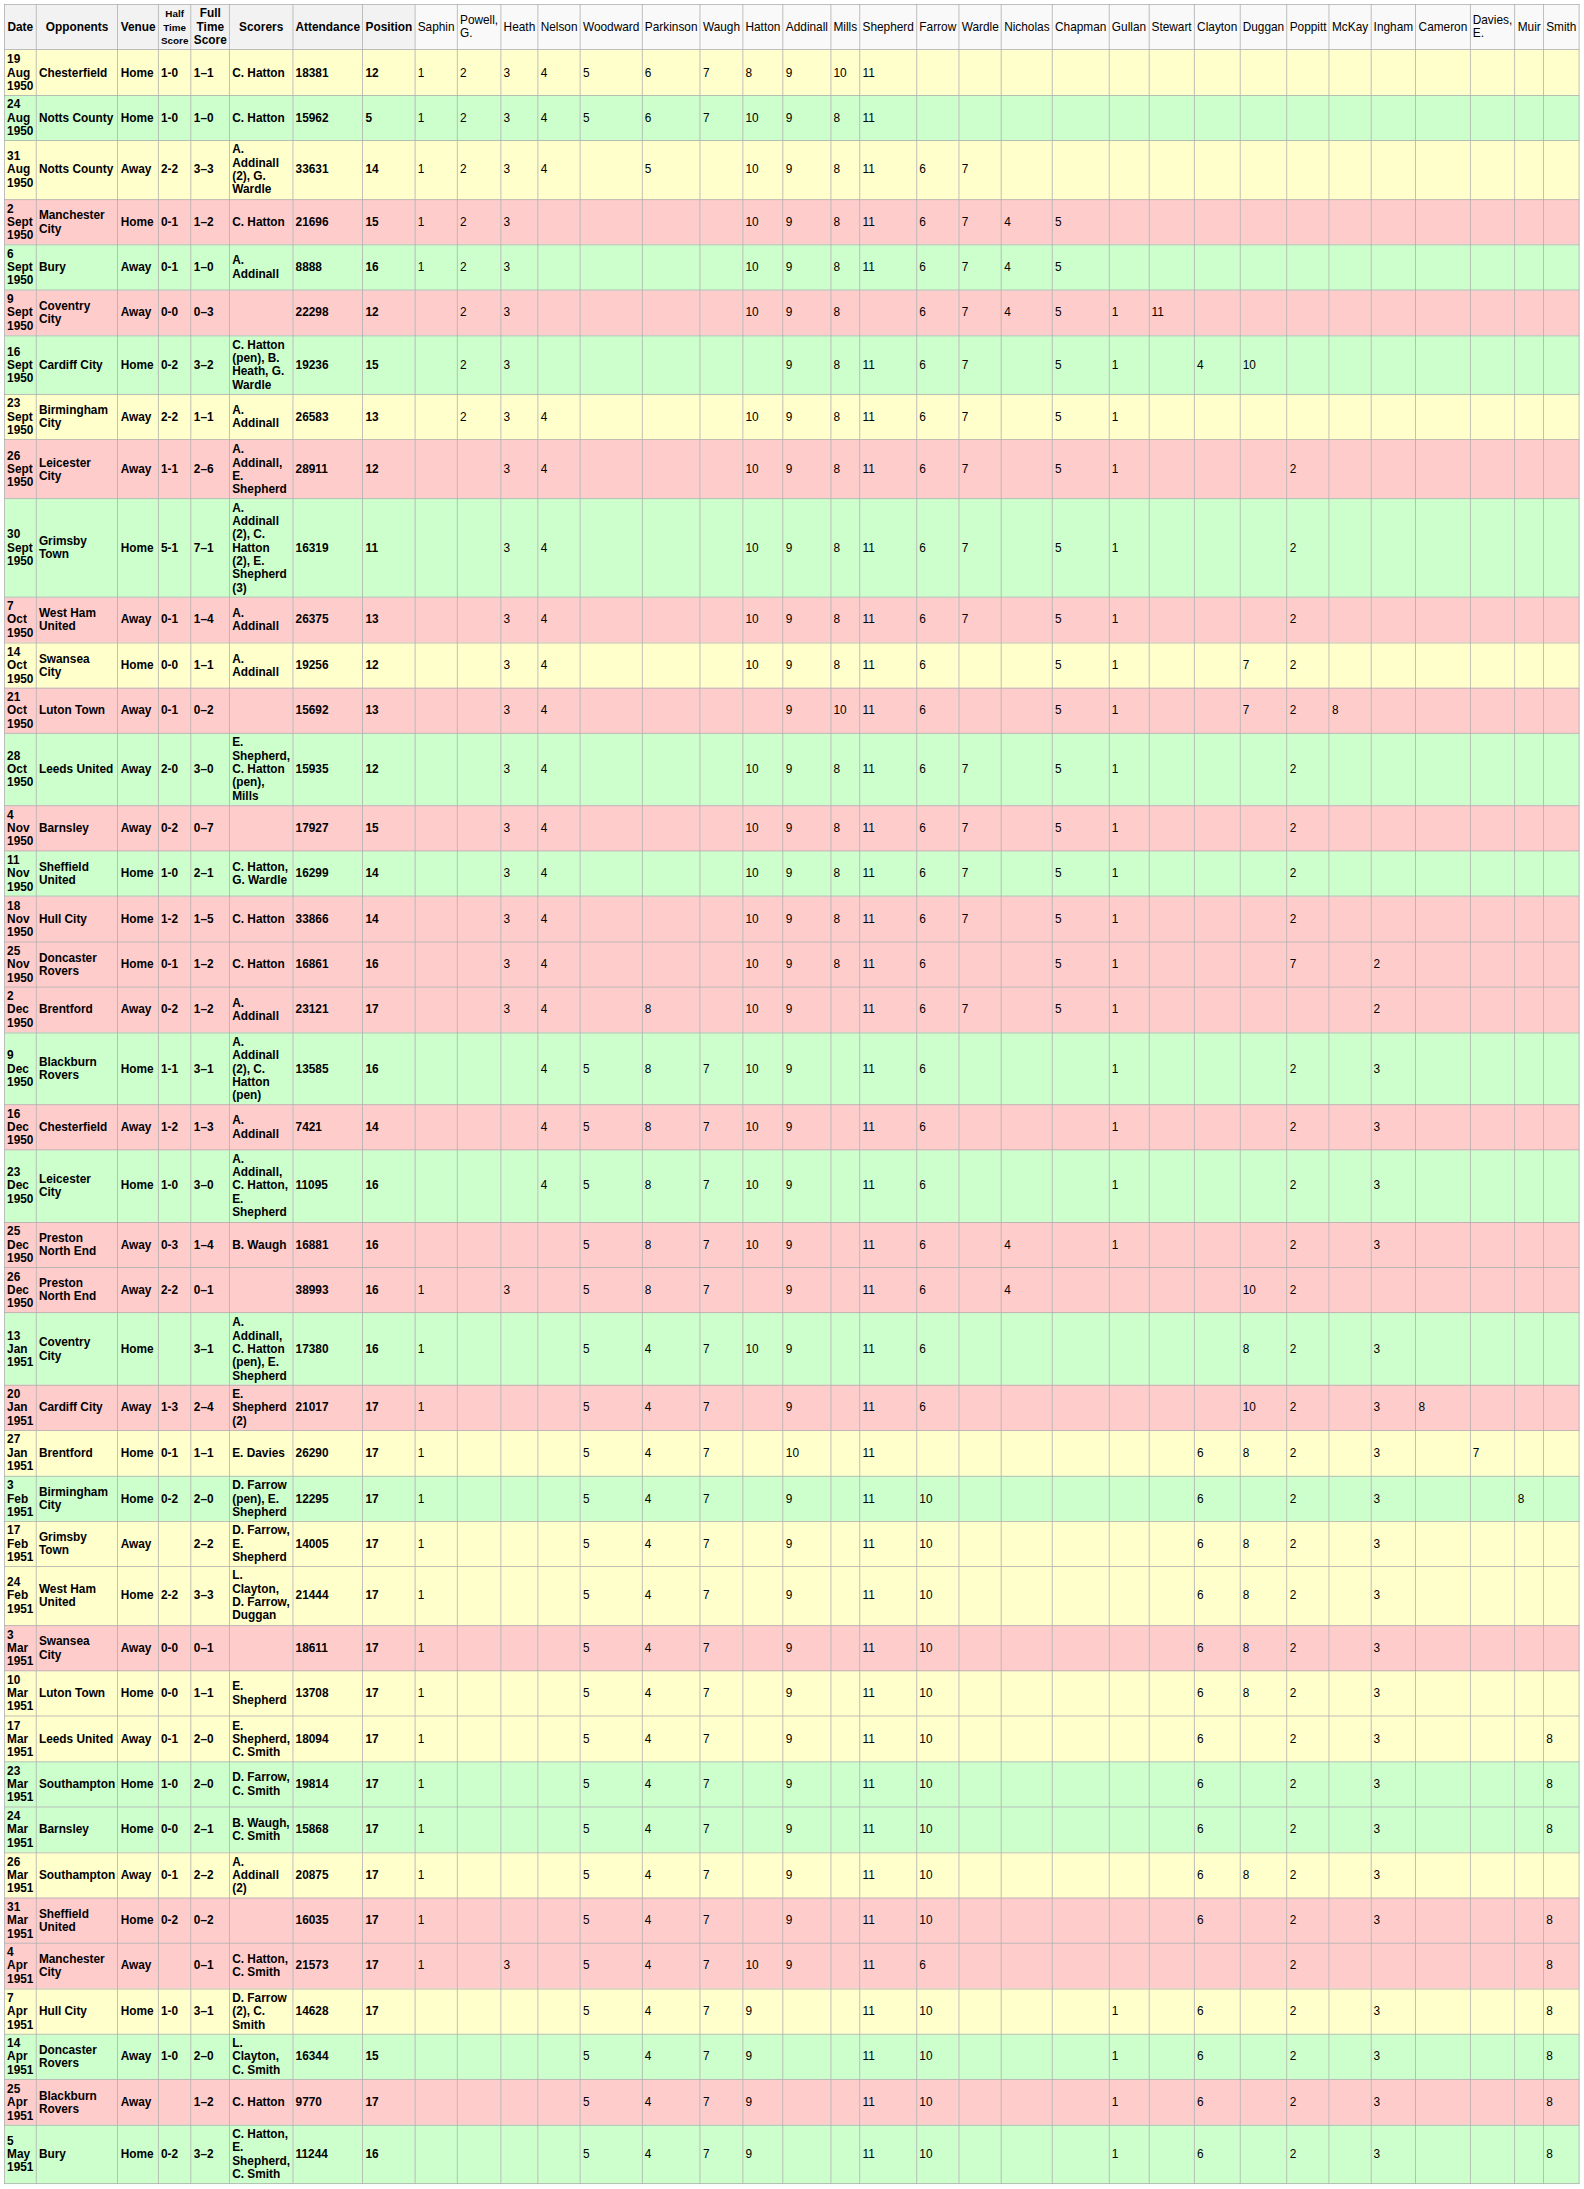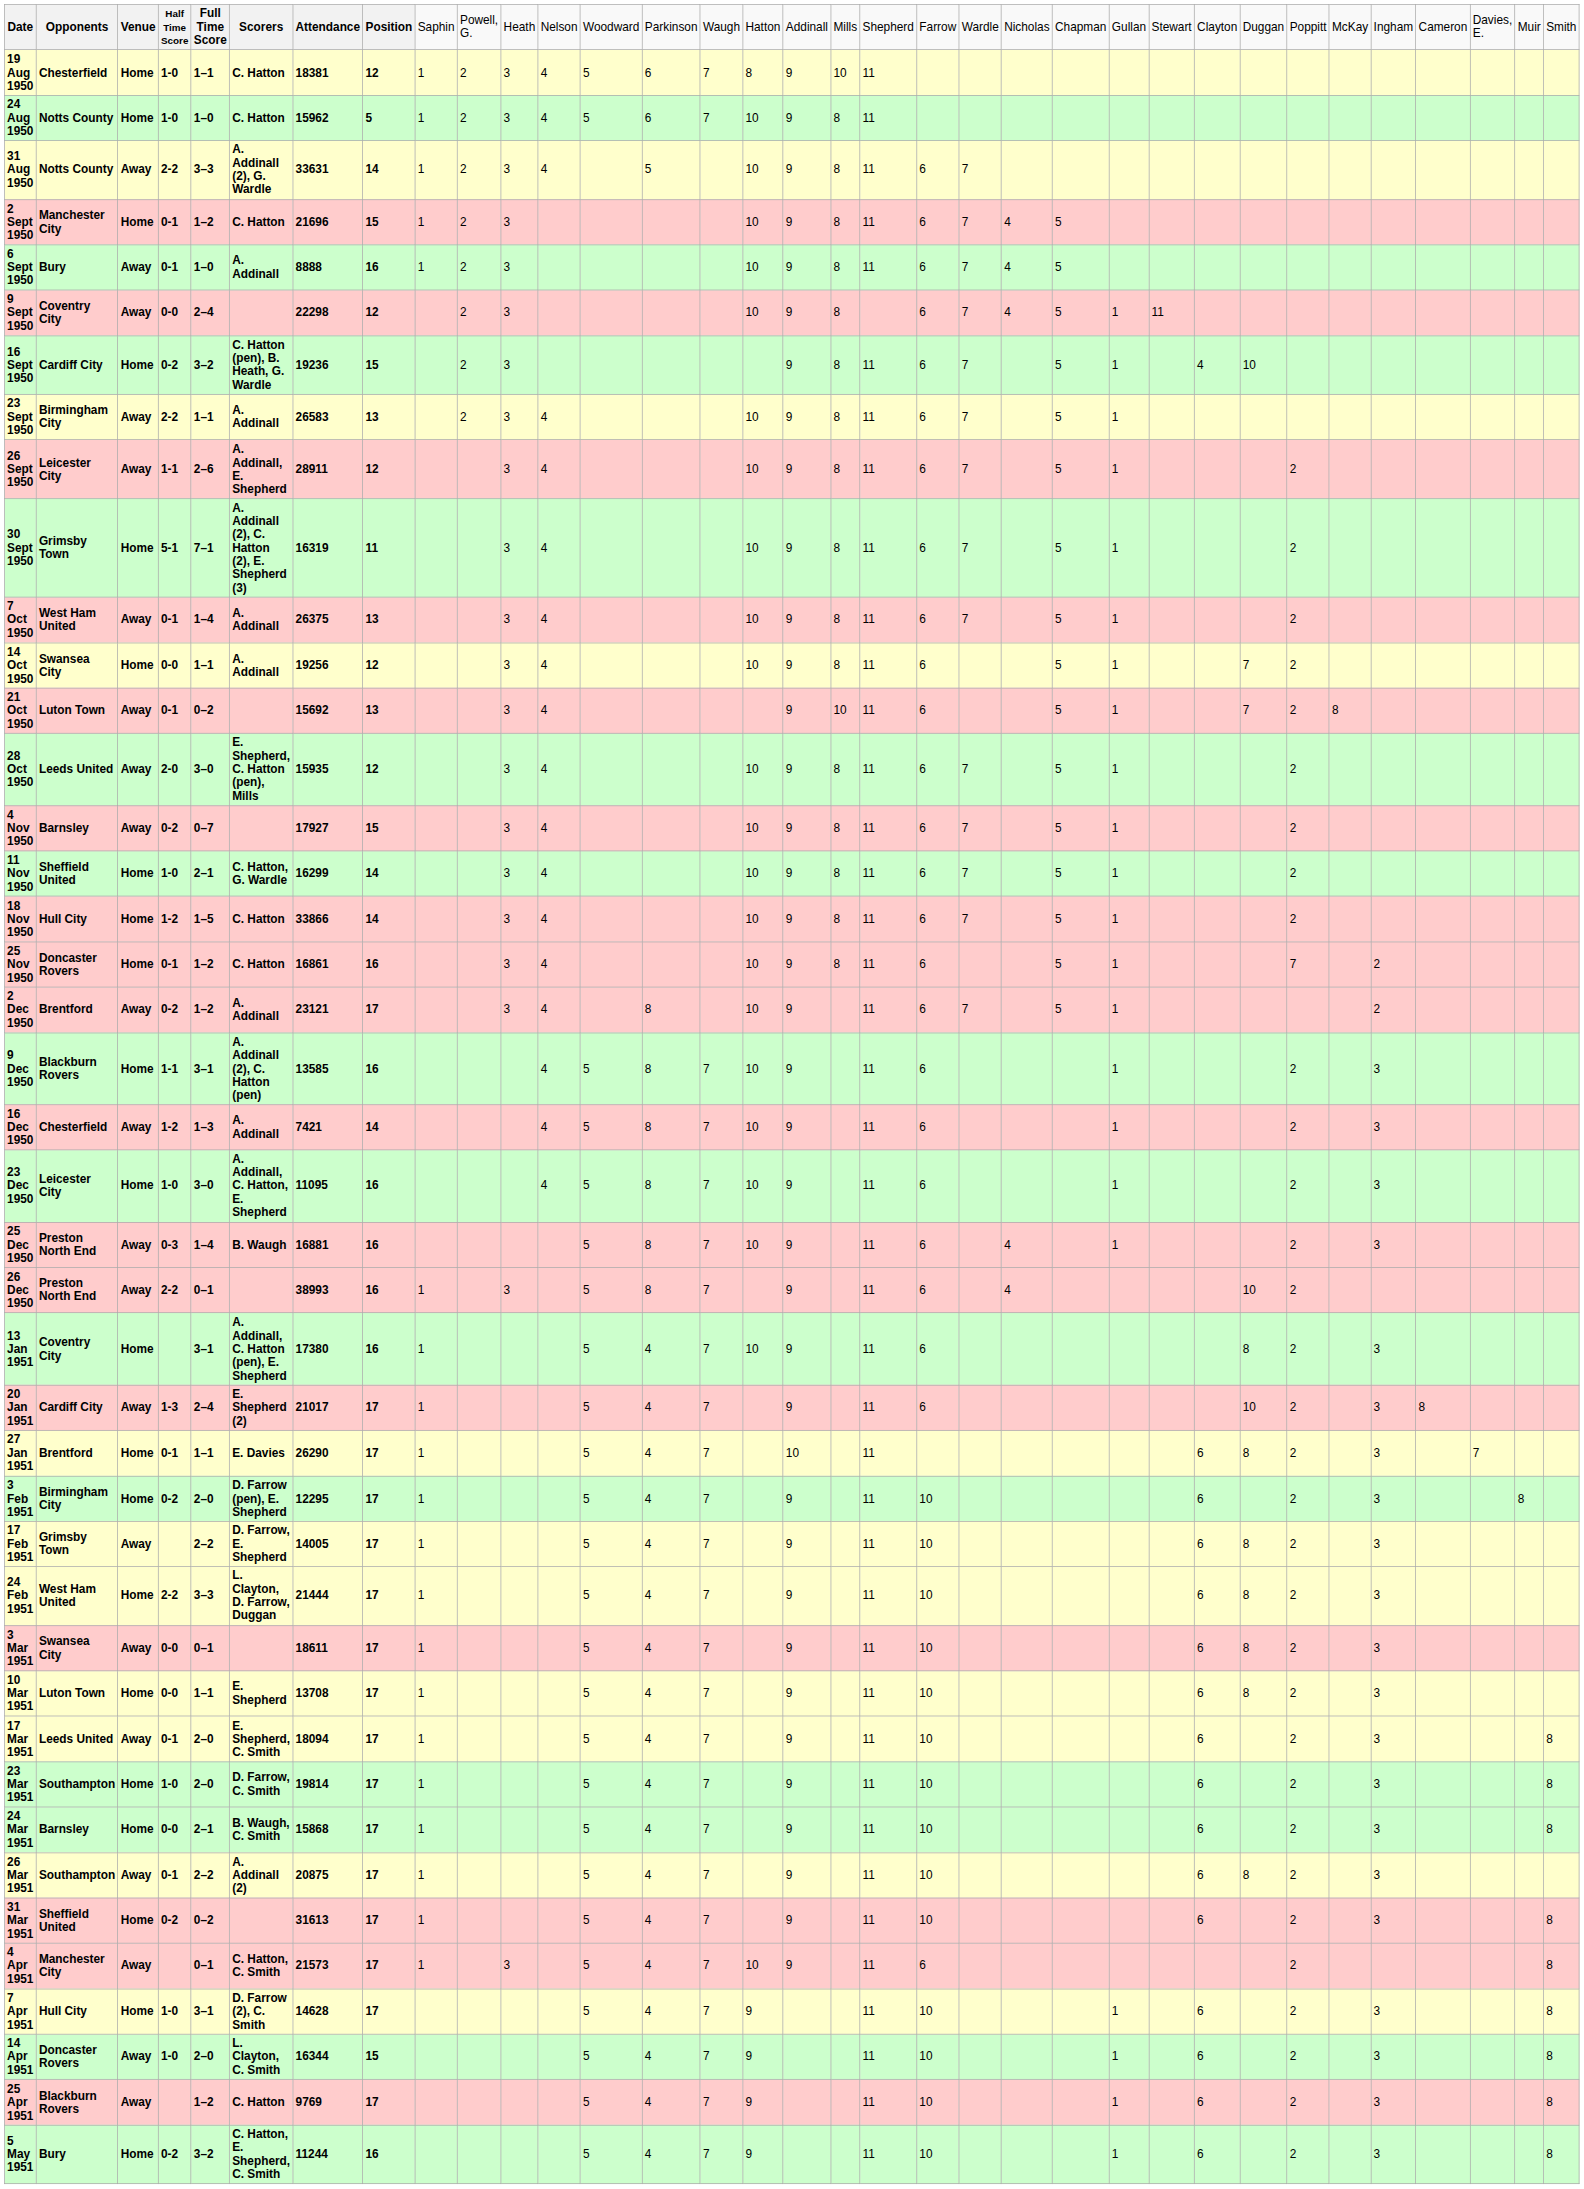(204, 313) 0–3 -> (204, 313) 2–4
(312, 1920) 16035 -> (312, 1920) 31613
(309, 2102) 9770 -> (309, 2102) 9769
